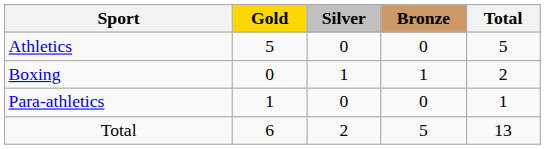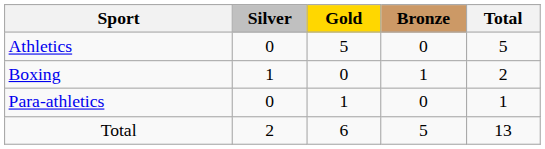columns swapped: (270, 18) <-> (344, 18)
